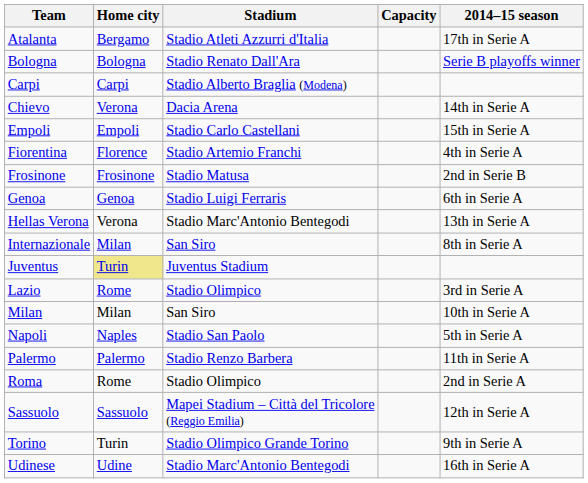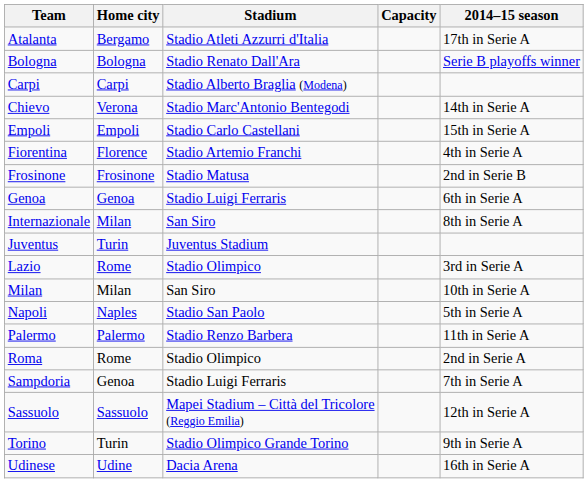(202, 107) Dacia Arena -> (258, 107) Stadio Marc'Antonio Bentegodi
- row: (48, 221)
(112, 267) khaki background -> (112, 244) no background
+ row: (39, 381)
(258, 466) Stadio Marc'Antonio Bentegodi -> (202, 466) Dacia Arena
